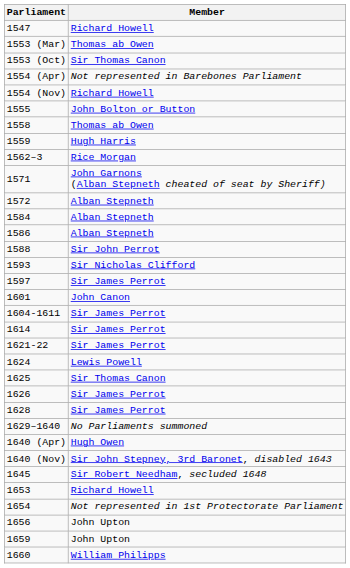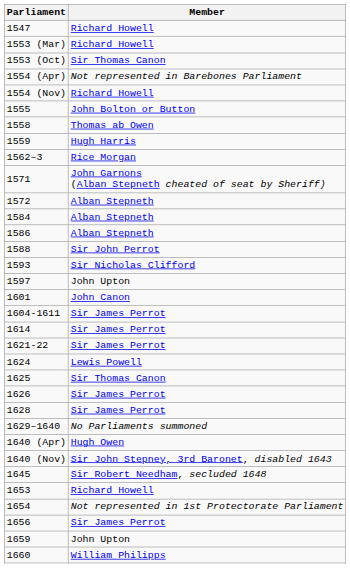(112, 45) Thomas ab Owen -> (112, 45) Richard Howell
(118, 281) Sir James Perrot -> (100, 281) John Upton
(100, 523) John Upton -> (118, 523) Sir James Perrot
